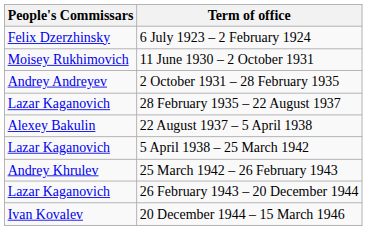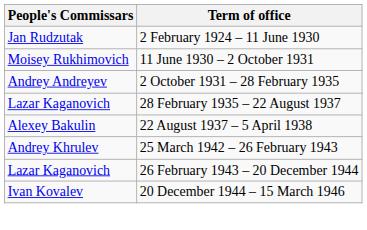- row: (225, 37)
+ row: (230, 37)
- row: (224, 147)
